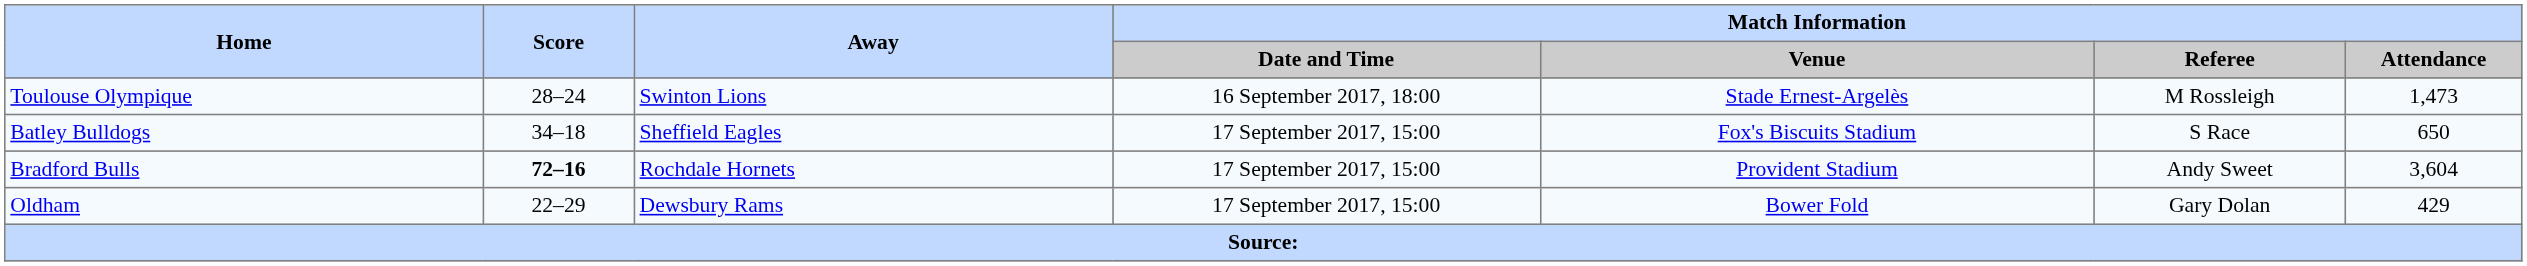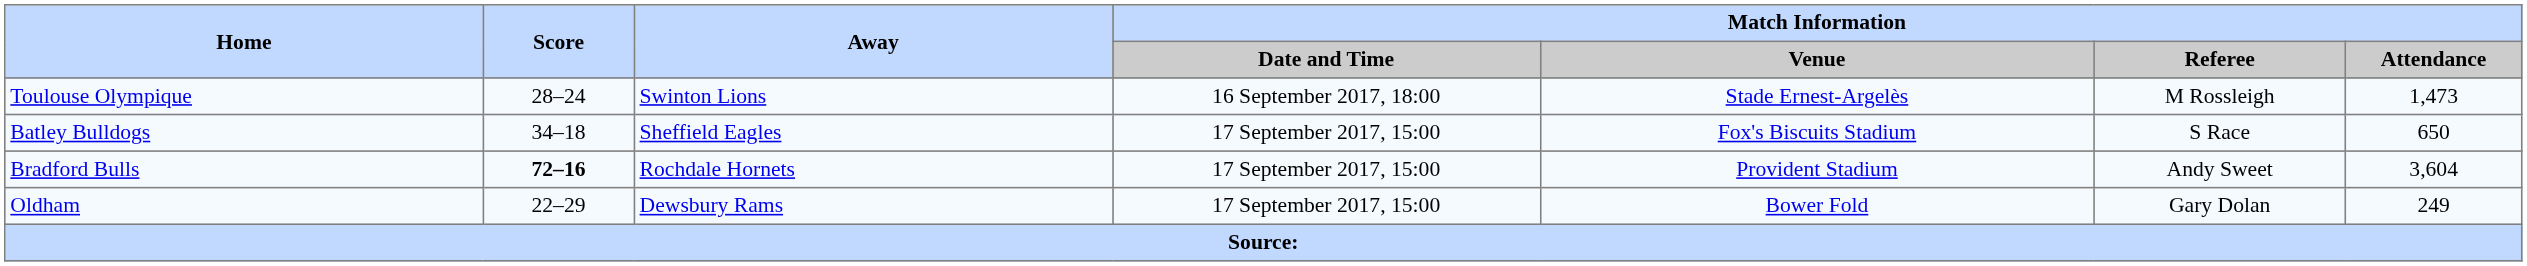(2434, 205) 429 -> (2434, 205) 249
